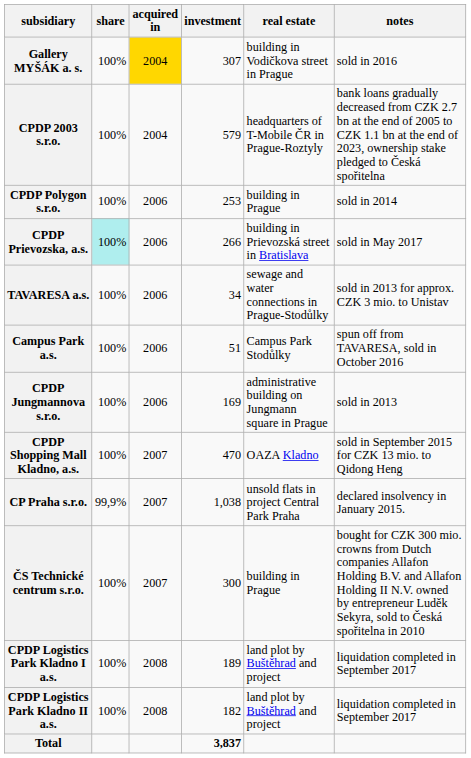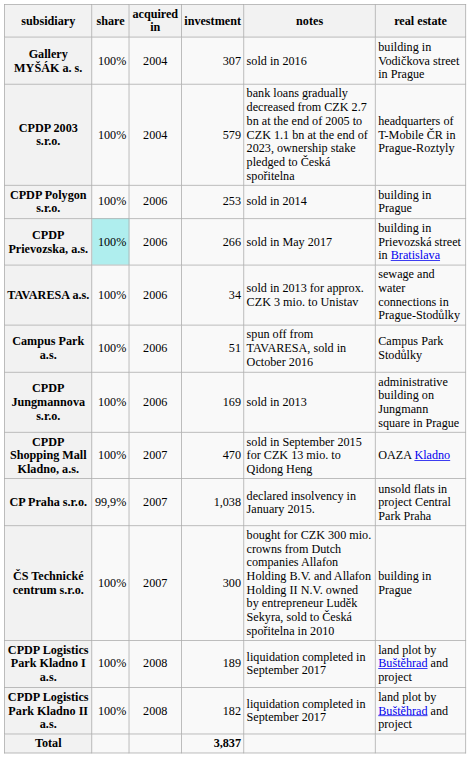columns swapped: (289, 20) <-> (400, 20)
(155, 60) gold background -> (155, 60) no background
